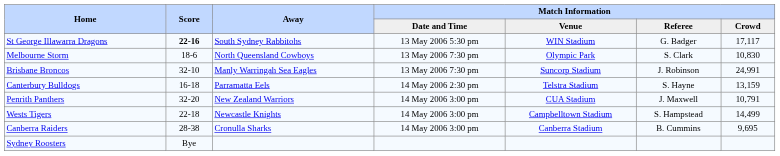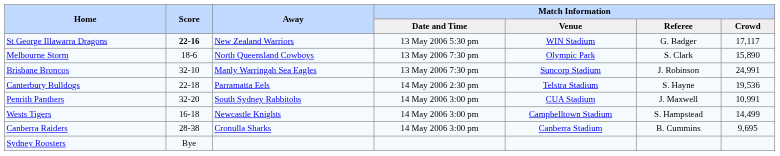(258, 41) South Sydney Rabbitohs -> (254, 41) New Zealand Warriors
(748, 55) 10,830 -> (748, 55) 15,890
(189, 85) 16-18 -> (189, 85) 22-18
(748, 85) 13,159 -> (748, 85) 19,536
(254, 99) New Zealand Warriors -> (258, 99) South Sydney Rabbitohs
(748, 99) 10,791 -> (748, 99) 10,991
(189, 114) 22-18 -> (189, 114) 16-18
